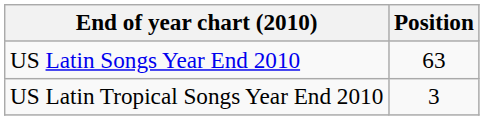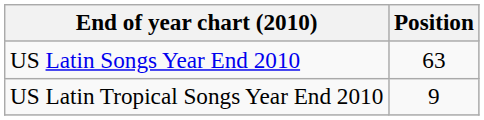(434, 96) 3 -> (434, 96) 9
